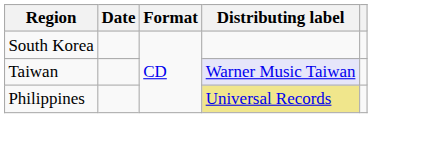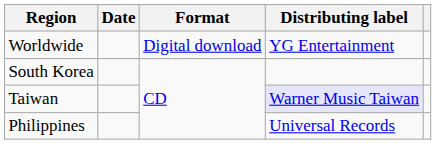+ row: (46, 44)
(269, 98) khaki background -> (332, 125) no background
